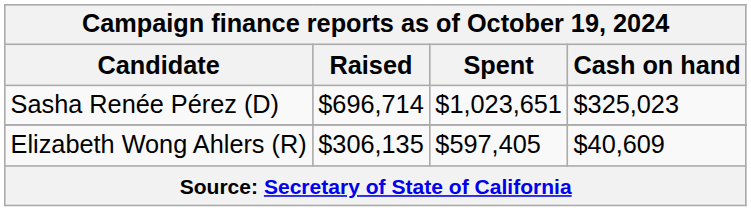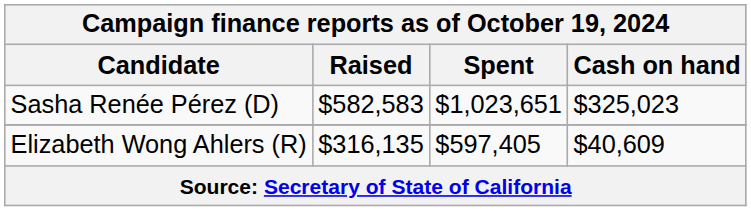(371, 104) $696,714 -> (371, 104) $582,583
(371, 144) $306,135 -> (371, 144) $316,135
